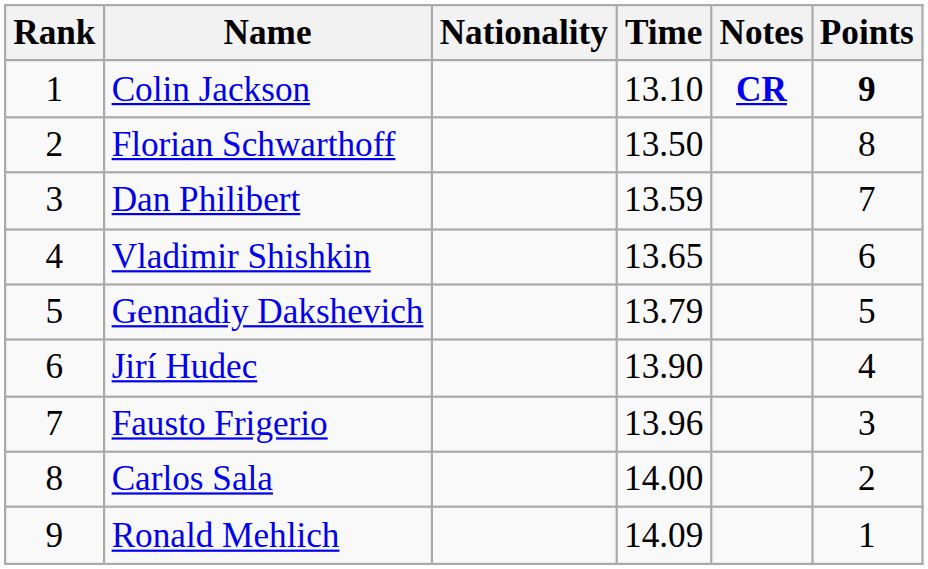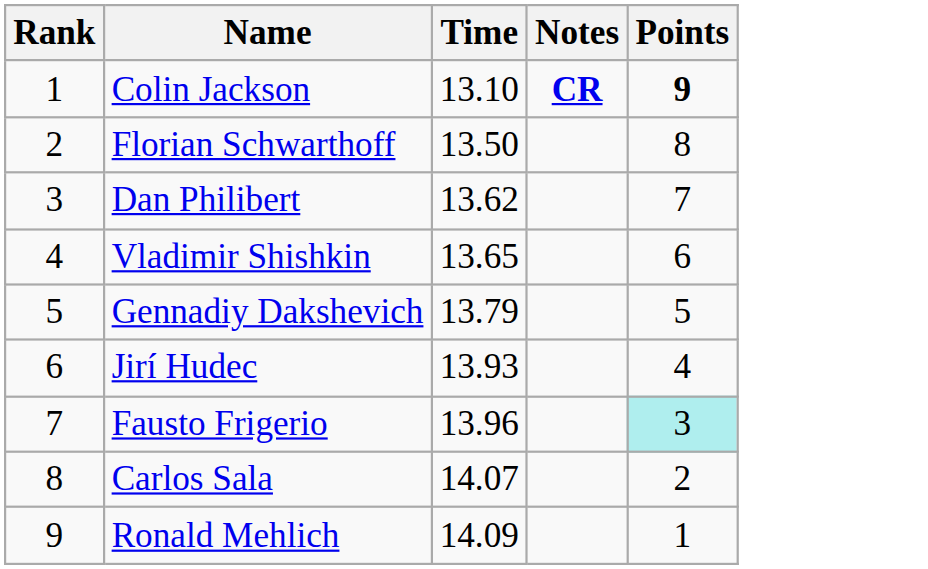- column: (524, 32)
(664, 199) 13.59 -> (479, 199) 13.62
(664, 367) 13.90 -> (479, 367) 13.93
(867, 423) no background -> (682, 423) paleturquoise background
(664, 479) 14.00 -> (479, 479) 14.07
